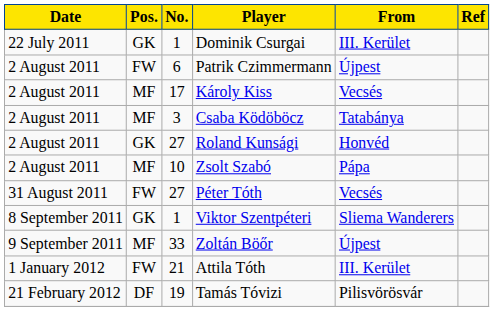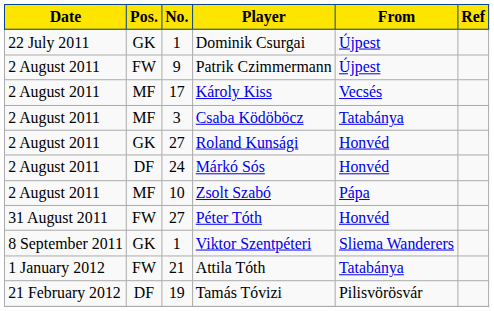(375, 42) III. Kerület -> (360, 42) Újpest
(177, 67) 6 -> (177, 67) 9
+ row: (230, 167)
(361, 192) Vecsés -> (364, 218) Honvéd
- row: (234, 243)
(375, 268) III. Kerület -> (371, 268) Tatabánya
